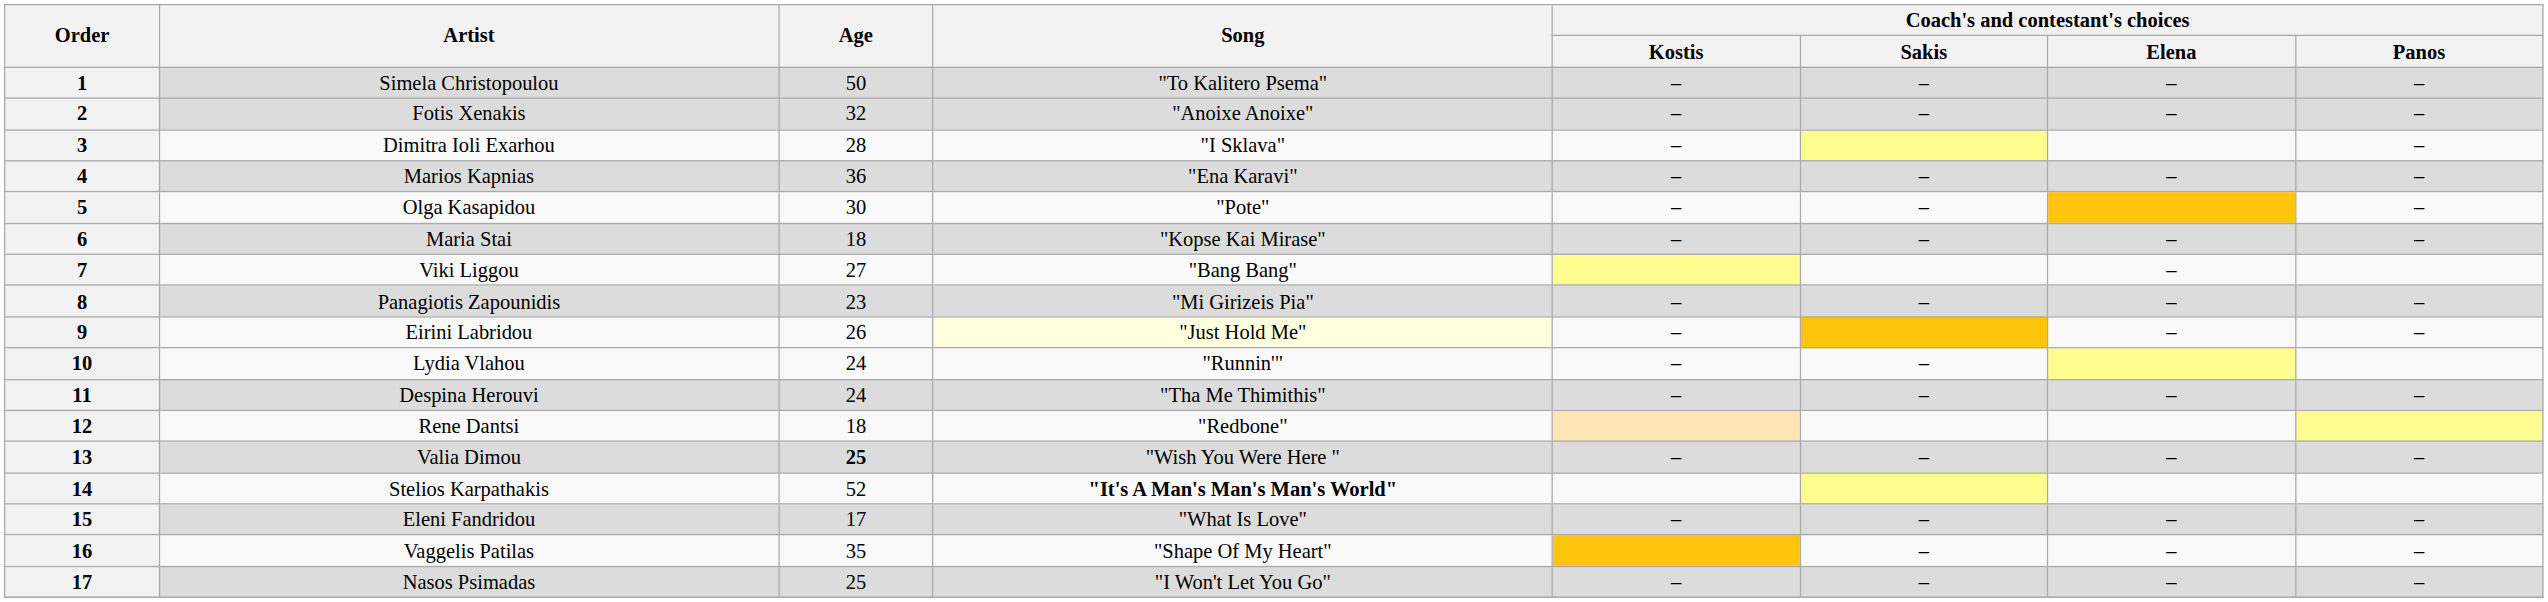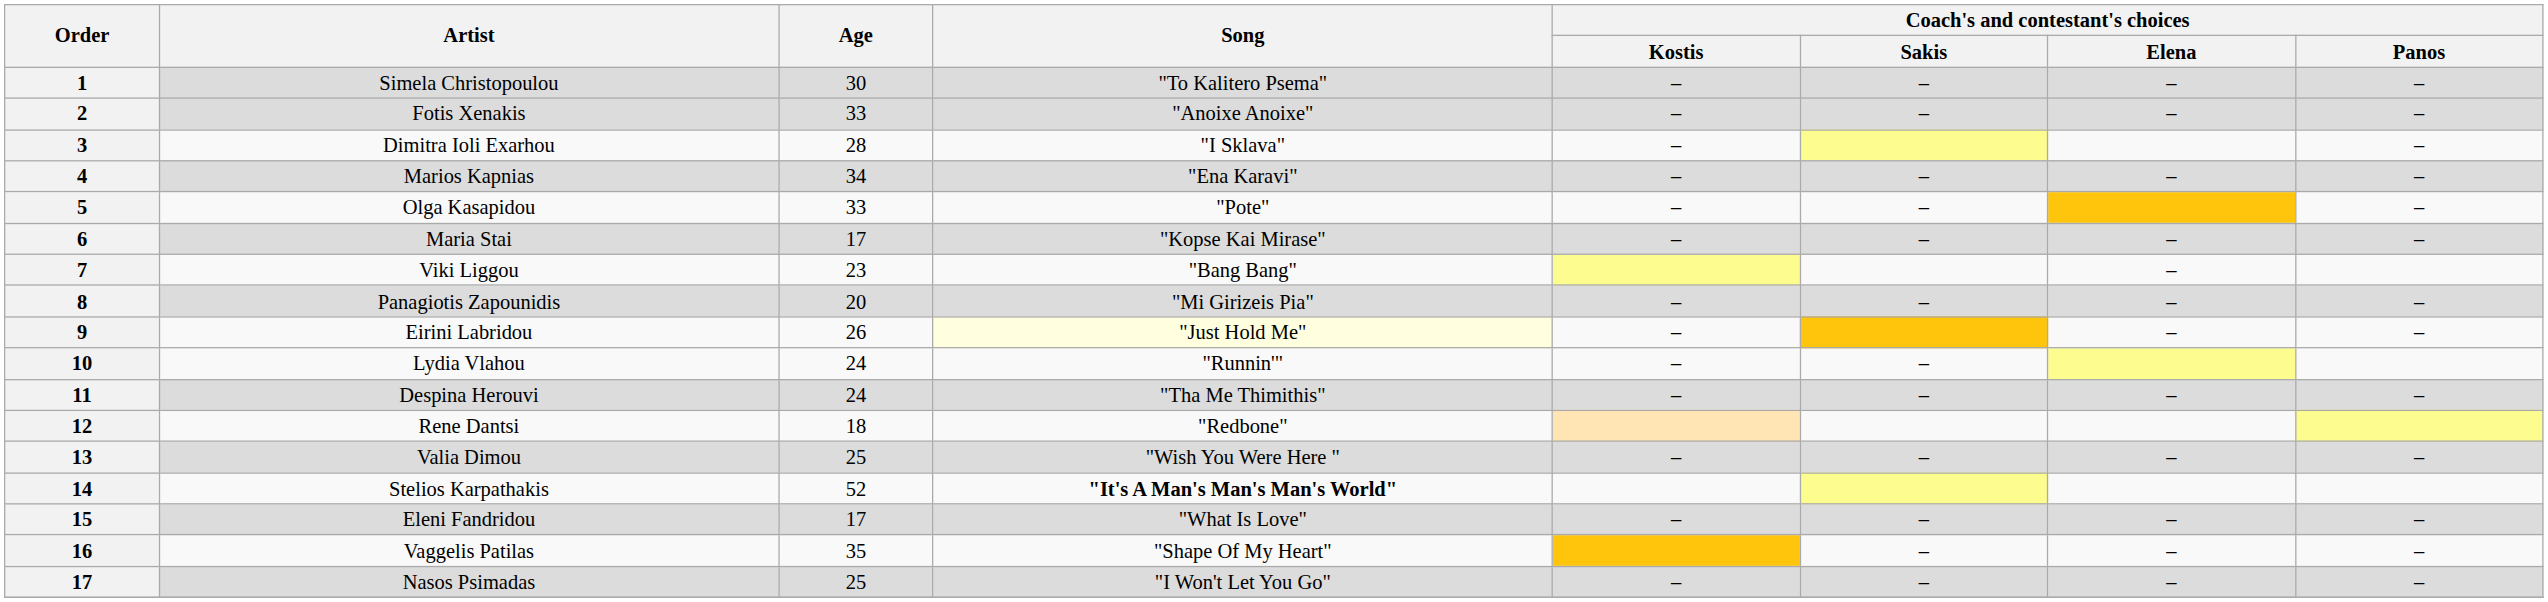(856, 83) 50 -> (856, 83) 30
(856, 114) 32 -> (856, 114) 33
(856, 176) 36 -> (856, 176) 34
(856, 207) 30 -> (856, 207) 33
(856, 239) 18 -> (856, 239) 17
(856, 270) 27 -> (856, 270) 23
(856, 301) 23 -> (856, 301) 20
(856, 457) bold -> (856, 457) normal
